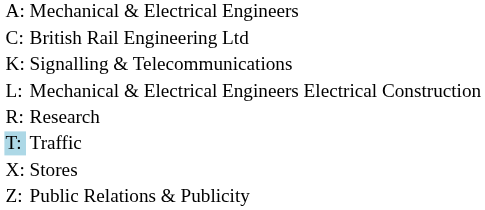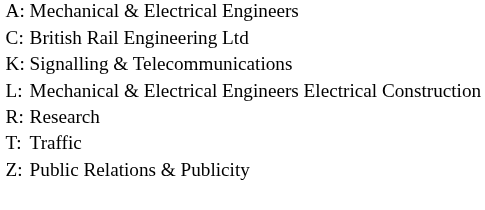(14, 143) lightblue background -> (14, 143) no background
- row: (54, 169)
